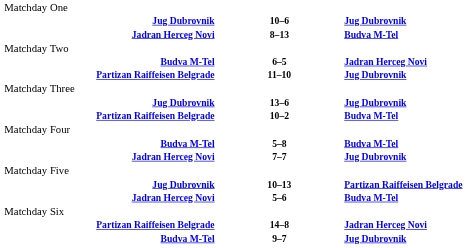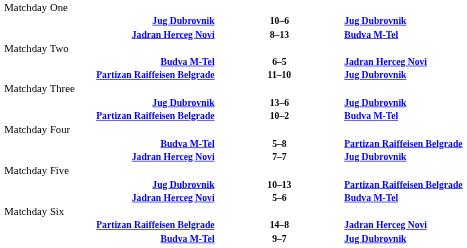(371, 143) Budva M-Tel -> (403, 143) Partizan Raiffeisen Belgrade
